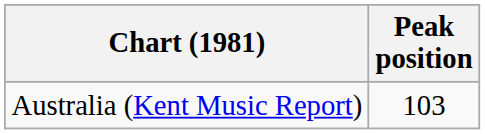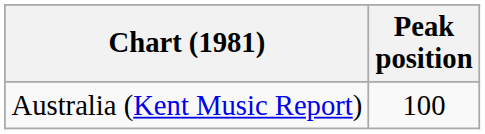(424, 104) 103 -> (424, 104) 100
